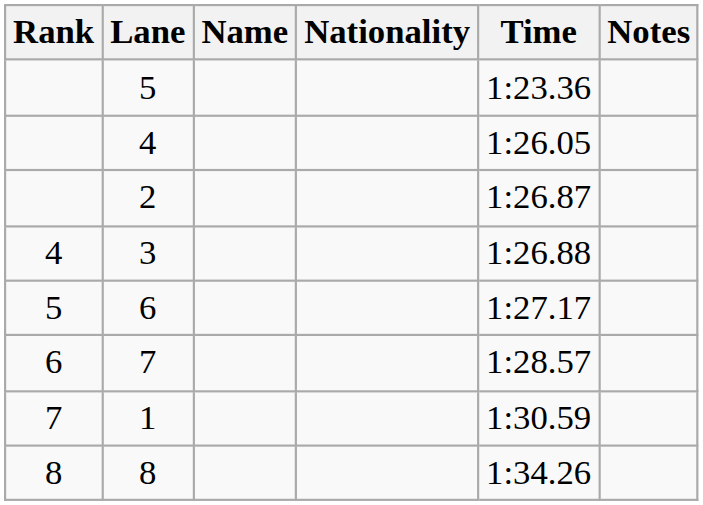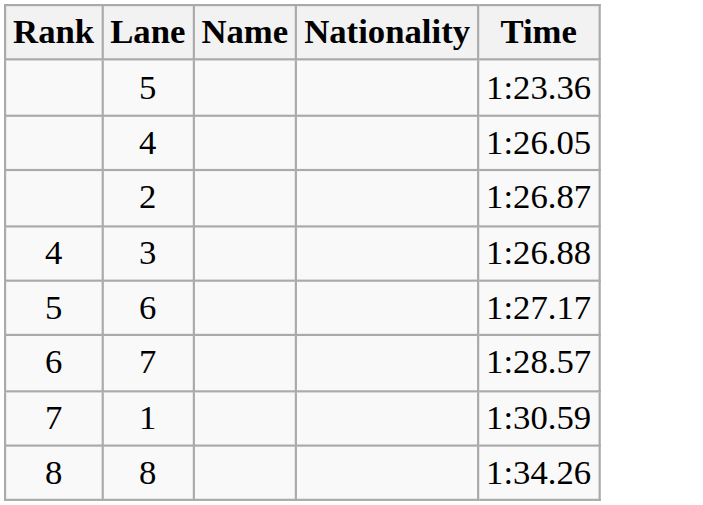- column: (649, 32)
